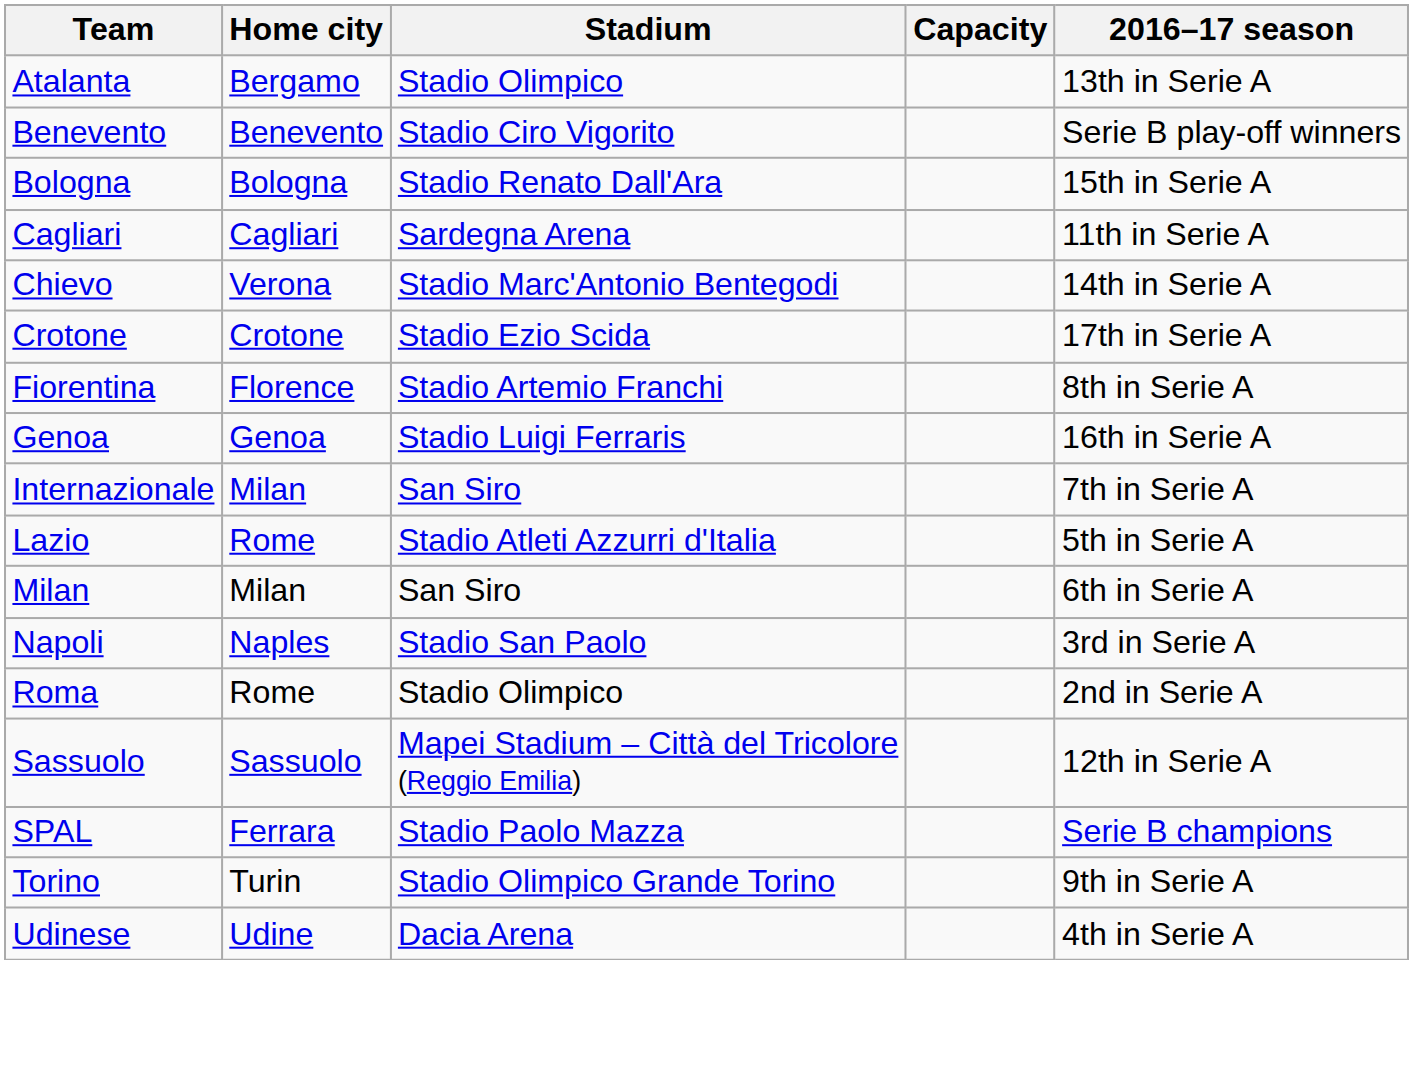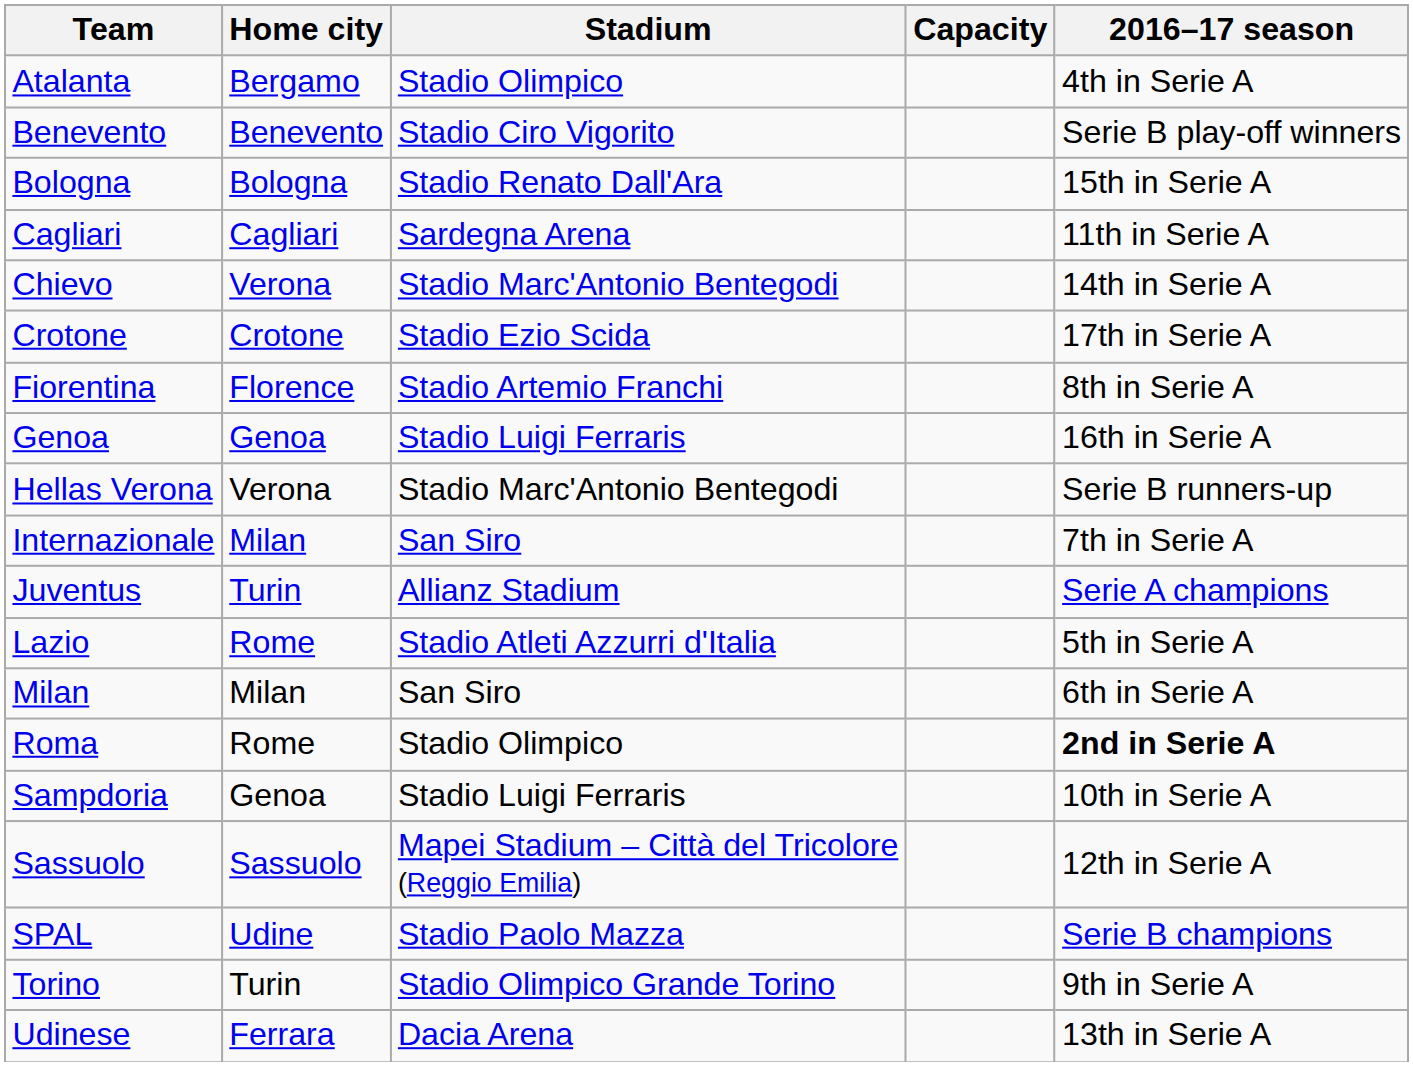(1167, 81) 13th in Serie A -> (1158, 81) 4th in Serie A
+ row: (113, 489)
+ row: (77, 591)
- row: (58, 642)
(1162, 693) normal -> (1169, 744) bold
+ row: (90, 795)
(282, 831) Ferrara -> (271, 933) Udine
(271, 933) Udine -> (282, 1035) Ferrara
(1158, 933) 4th in Serie A -> (1167, 1035) 13th in Serie A
